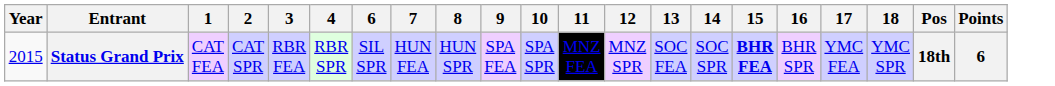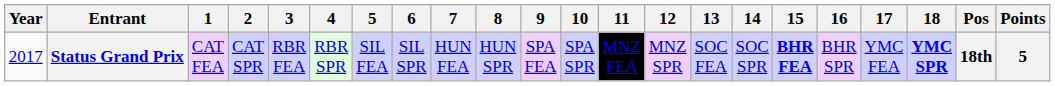+ column: (372, 18)
(26, 56) 2015 -> (26, 56) 2017
(891, 56) normal -> (932, 56) bold
(981, 56) 6 -> (1023, 56) 5
